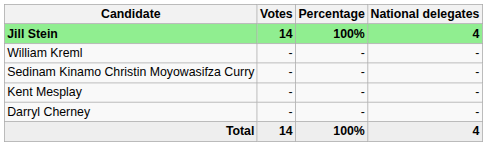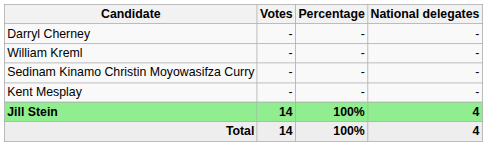rows swapped: (33, 33) <-> (49, 111)
